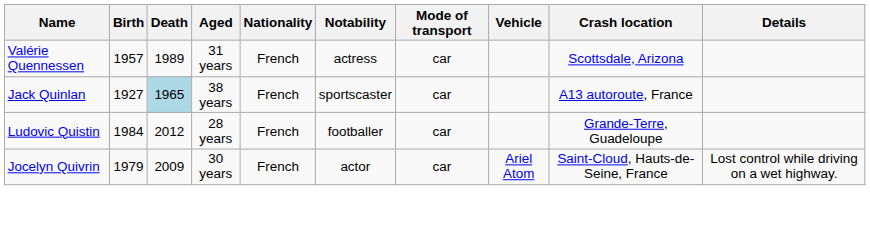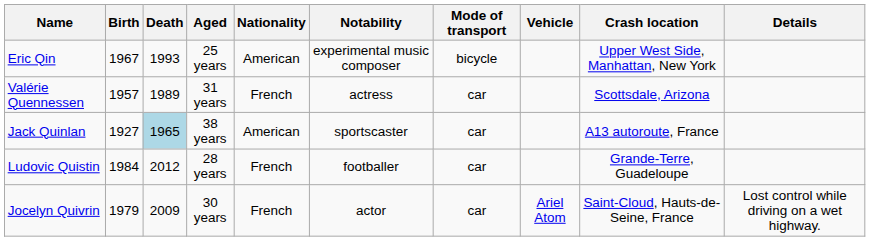+ row: (32, 58)
(278, 94) French -> (271, 130) American
